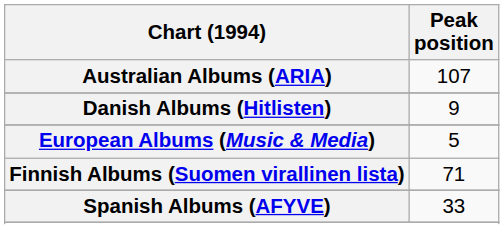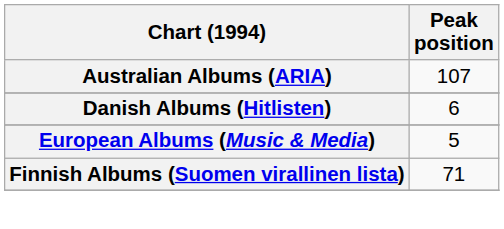(454, 108) 9 -> (454, 108) 6
- row: (207, 206)
